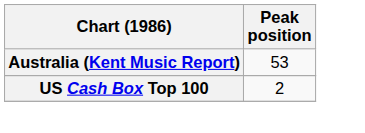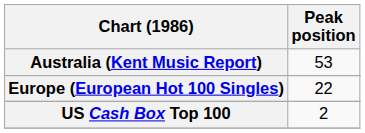+ row: (146, 88)
